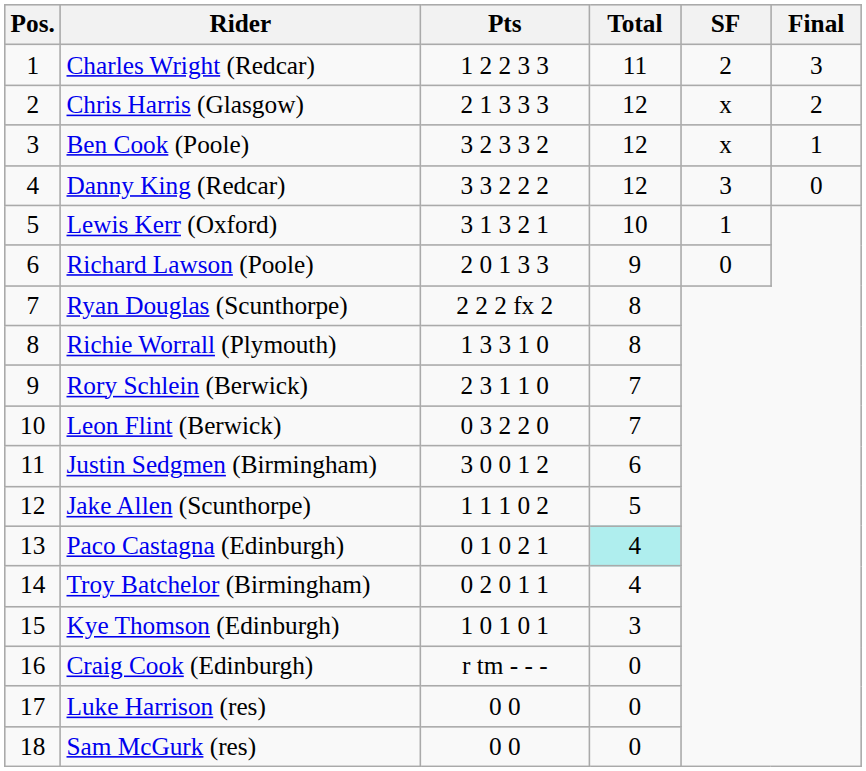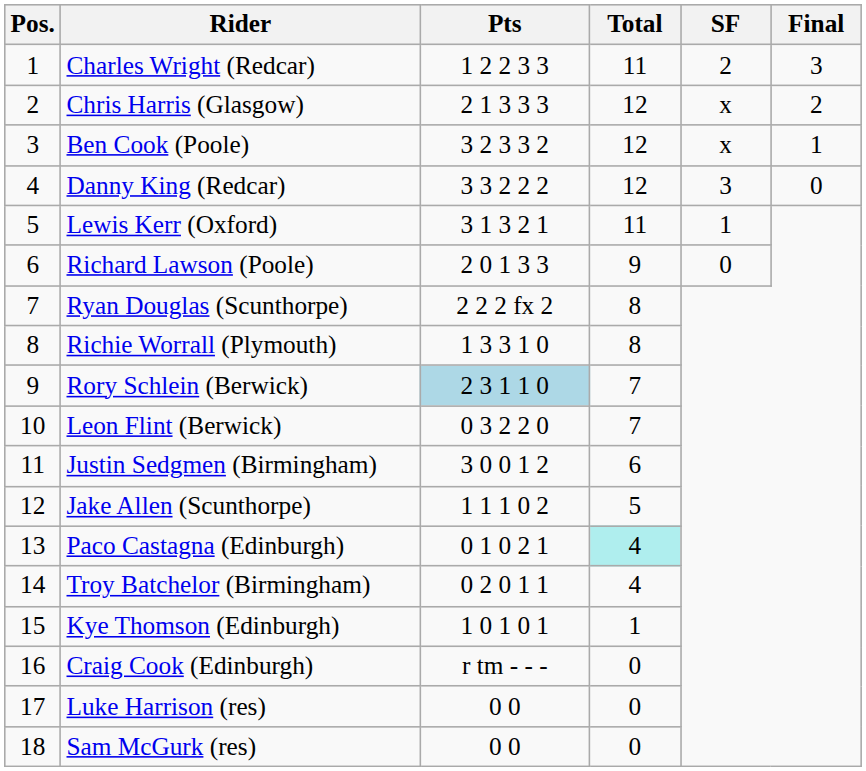(635, 225) 10 -> (635, 225) 11
(505, 385) no background -> (505, 385) lightblue background
(635, 625) 3 -> (635, 625) 1
